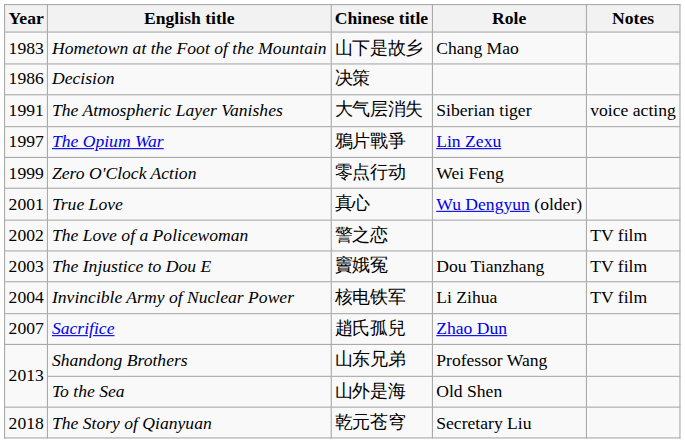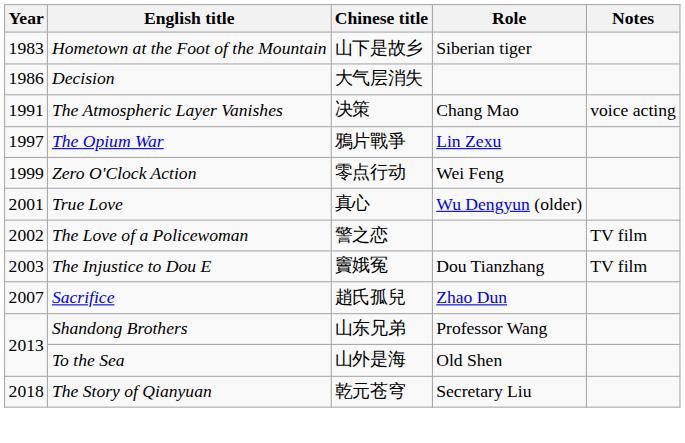(478, 48) Chang Mao -> (484, 48) Siberian tiger
(352, 78) 决策 -> (379, 78) 大气层消失
(379, 109) 大气层消失 -> (352, 109) 决策
(484, 110) Siberian tiger -> (478, 110) Chang Mao
- row: (173, 297)
